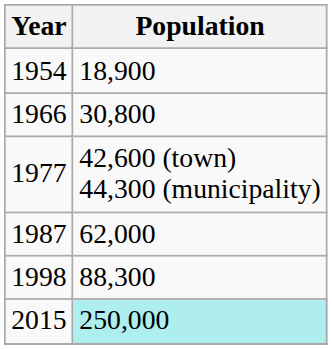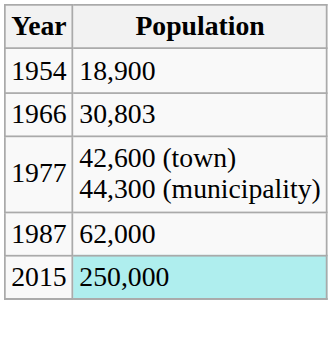(117, 114) 30,800 -> (117, 114) 30,803
- row: (39, 277)
